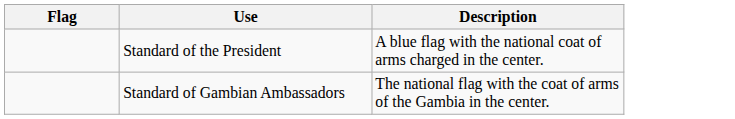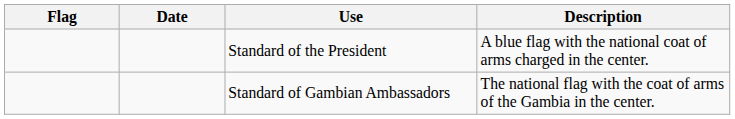+ column: (172, 16)
